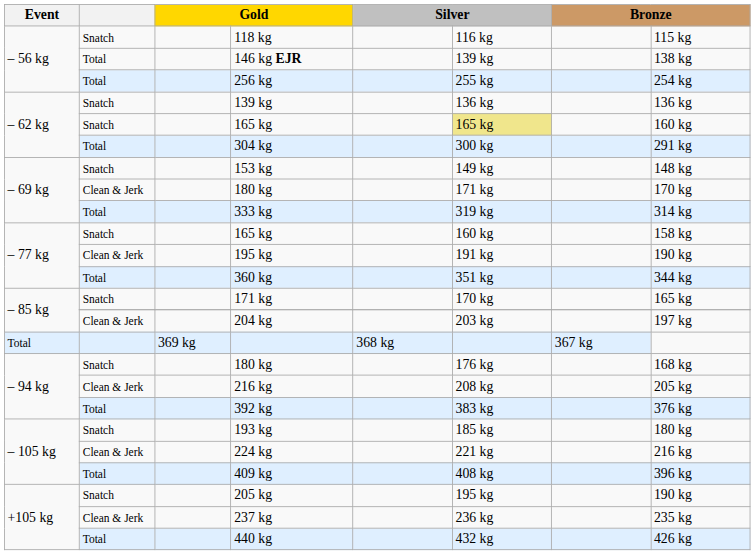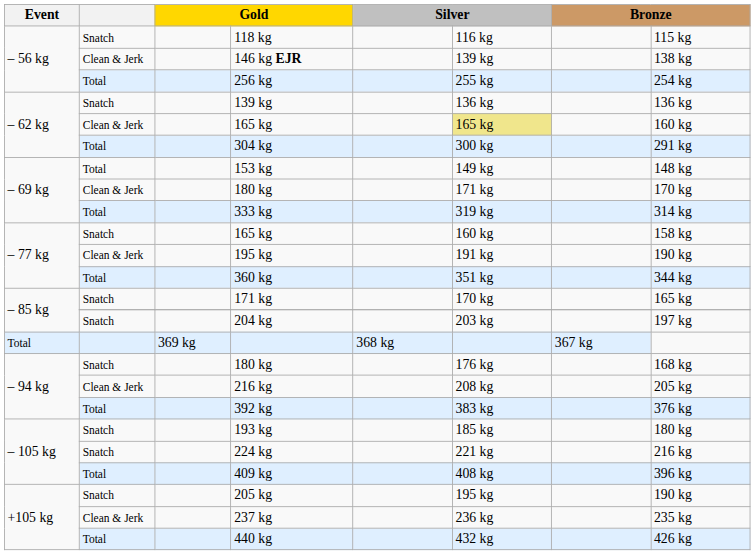(94, 59) Total -> (113, 59) Clean & Jerk
(98, 125) Snatch -> (113, 125) Clean & Jerk
(98, 169) Snatch -> (94, 169) Total
(113, 321) Clean & Jerk -> (98, 321) Snatch
(113, 452) Clean & Jerk -> (98, 452) Snatch
